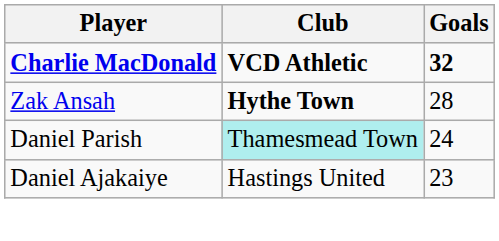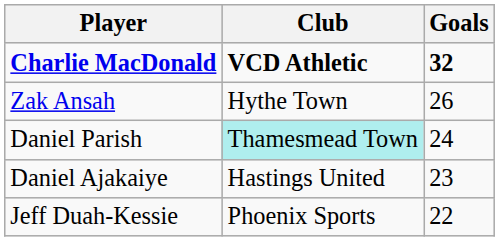(291, 100) bold -> (288, 100) normal
(441, 100) 28 -> (441, 100) 26
+ row: (94, 216)
